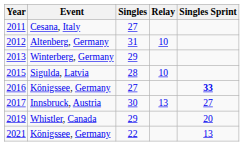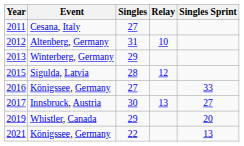(163, 73) 10 -> (163, 73) 12
(208, 88) bold -> (208, 88) normal
